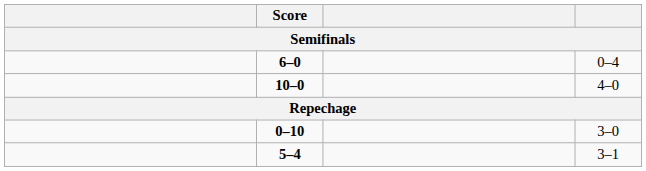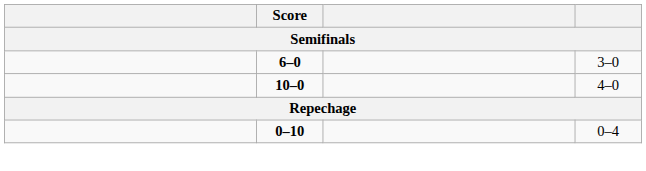(608, 62) 0–4 -> (608, 62) 3–0
(608, 131) 3–0 -> (608, 131) 0–4
- row: (290, 154)
